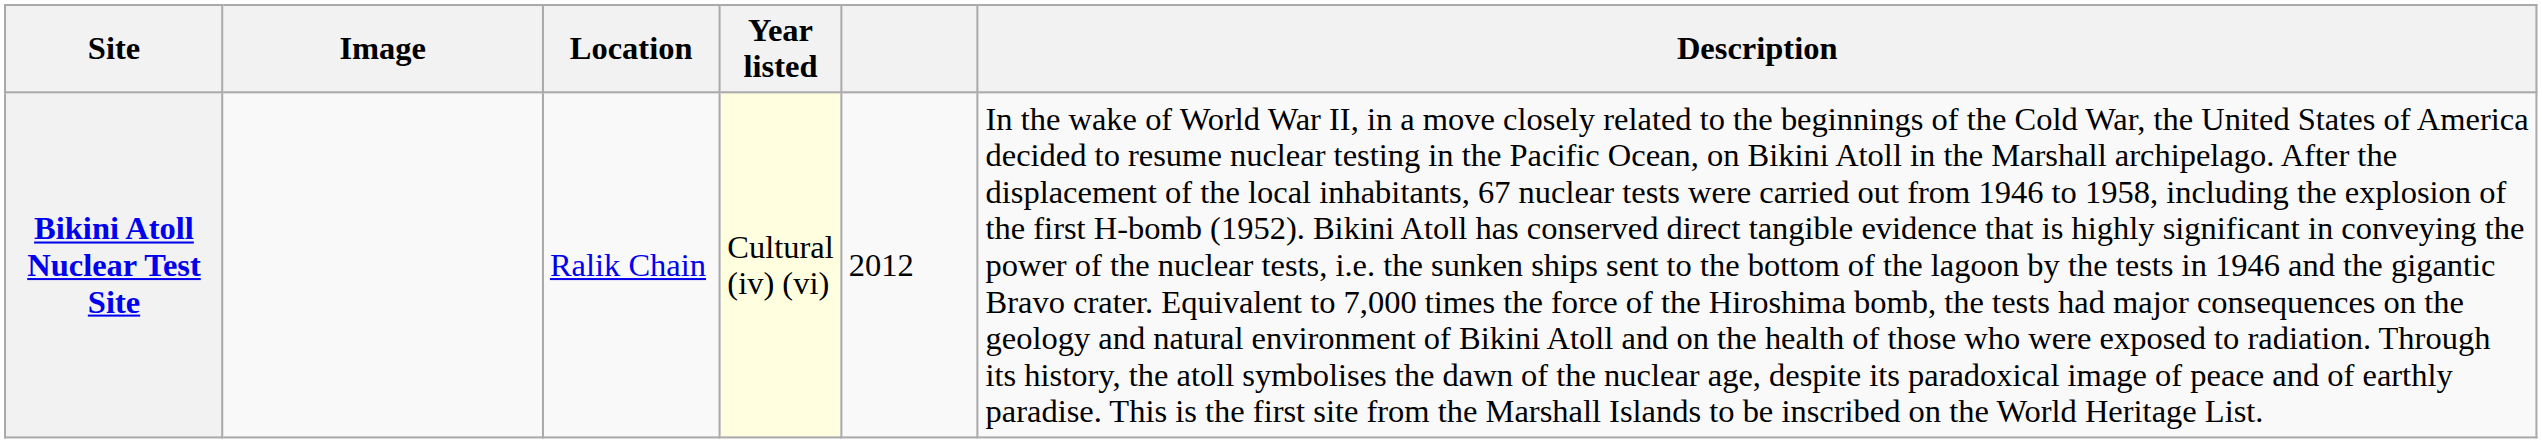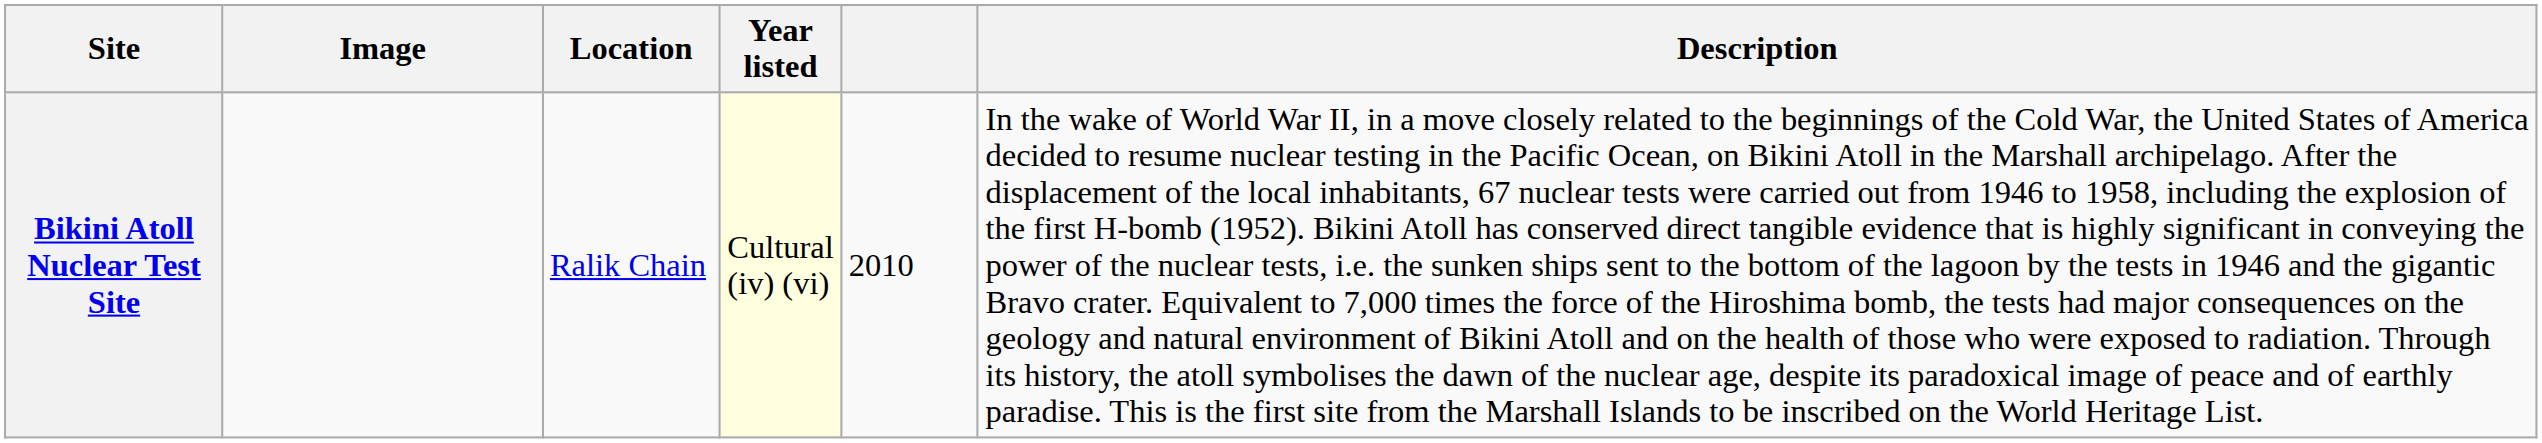(881, 264) 2012 -> (881, 264) 2010
